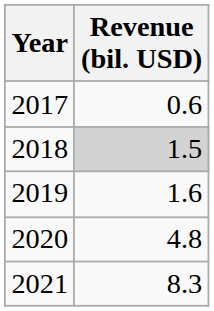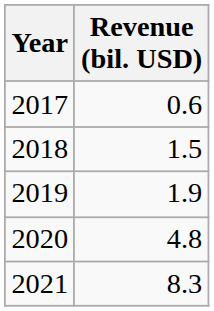(185, 148) lightgrey background -> (185, 148) no background
(185, 193) 1.6 -> (185, 193) 1.9
